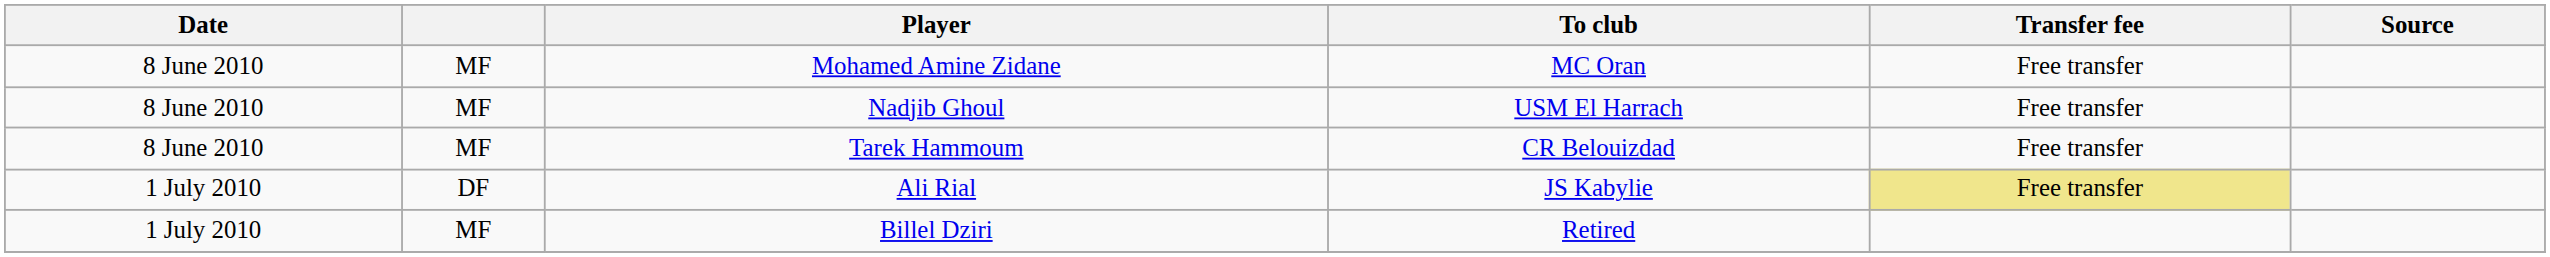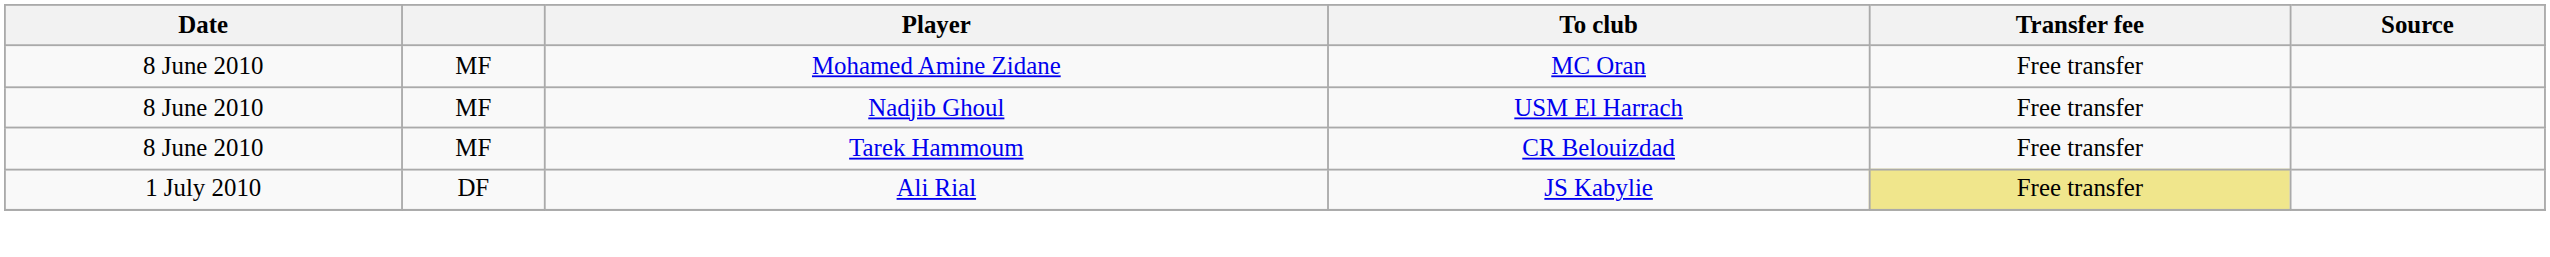- row: (936, 229)
